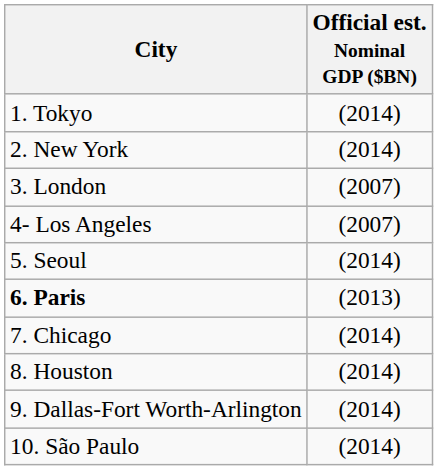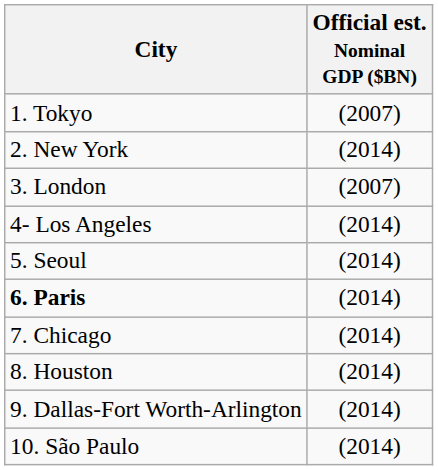(370, 112) (2014) -> (370, 112) (2007)
(370, 223) (2007) -> (370, 223) (2014)
(370, 297) (2013) -> (370, 297) (2014)
